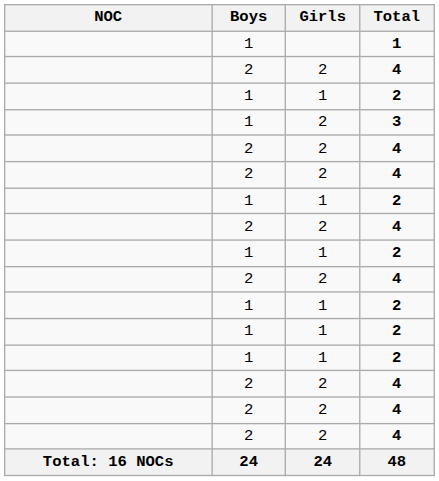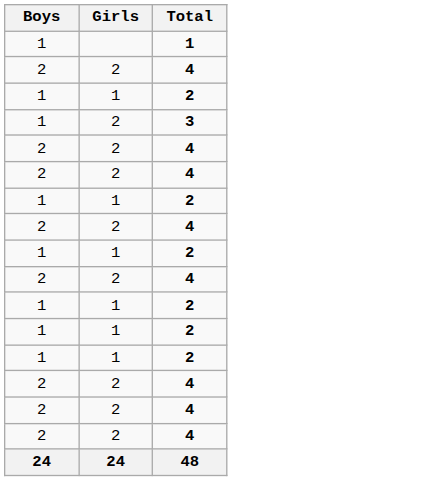- column: (108, 17)
